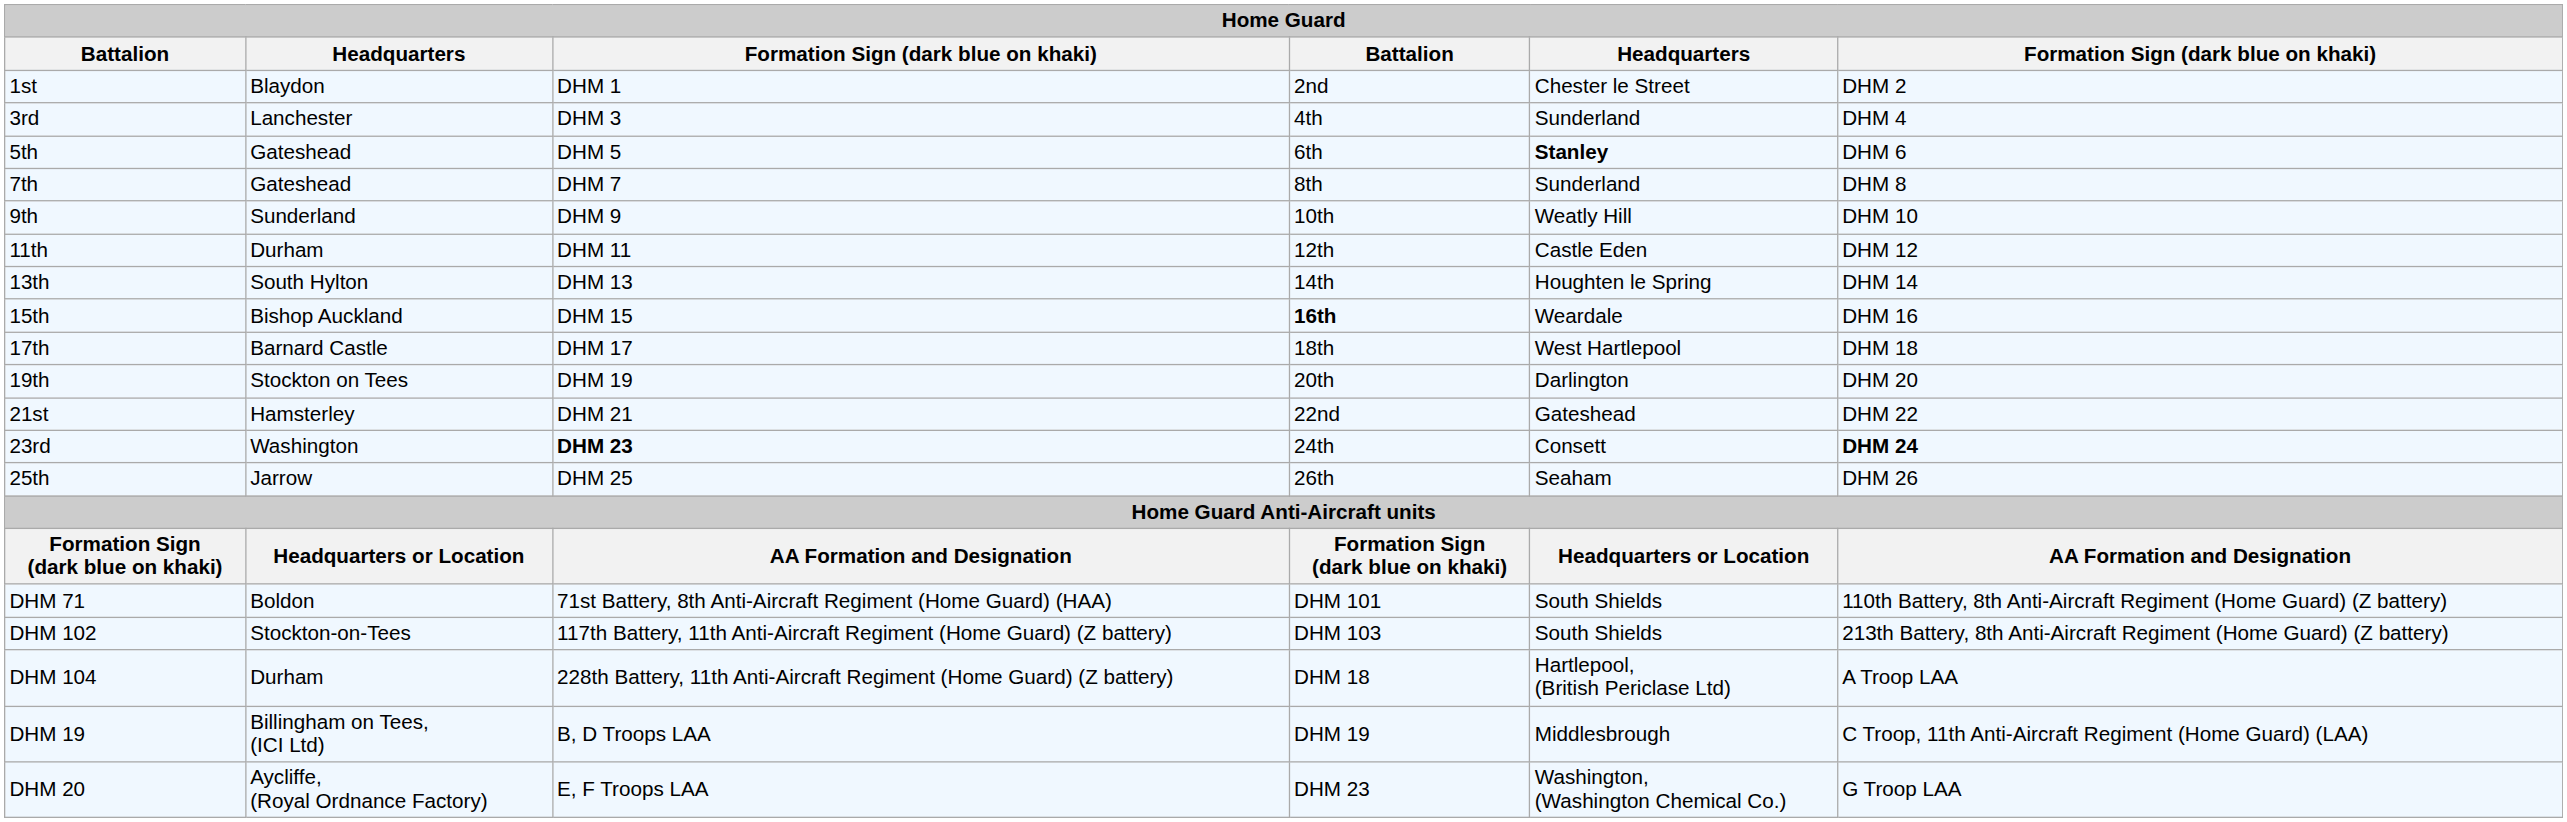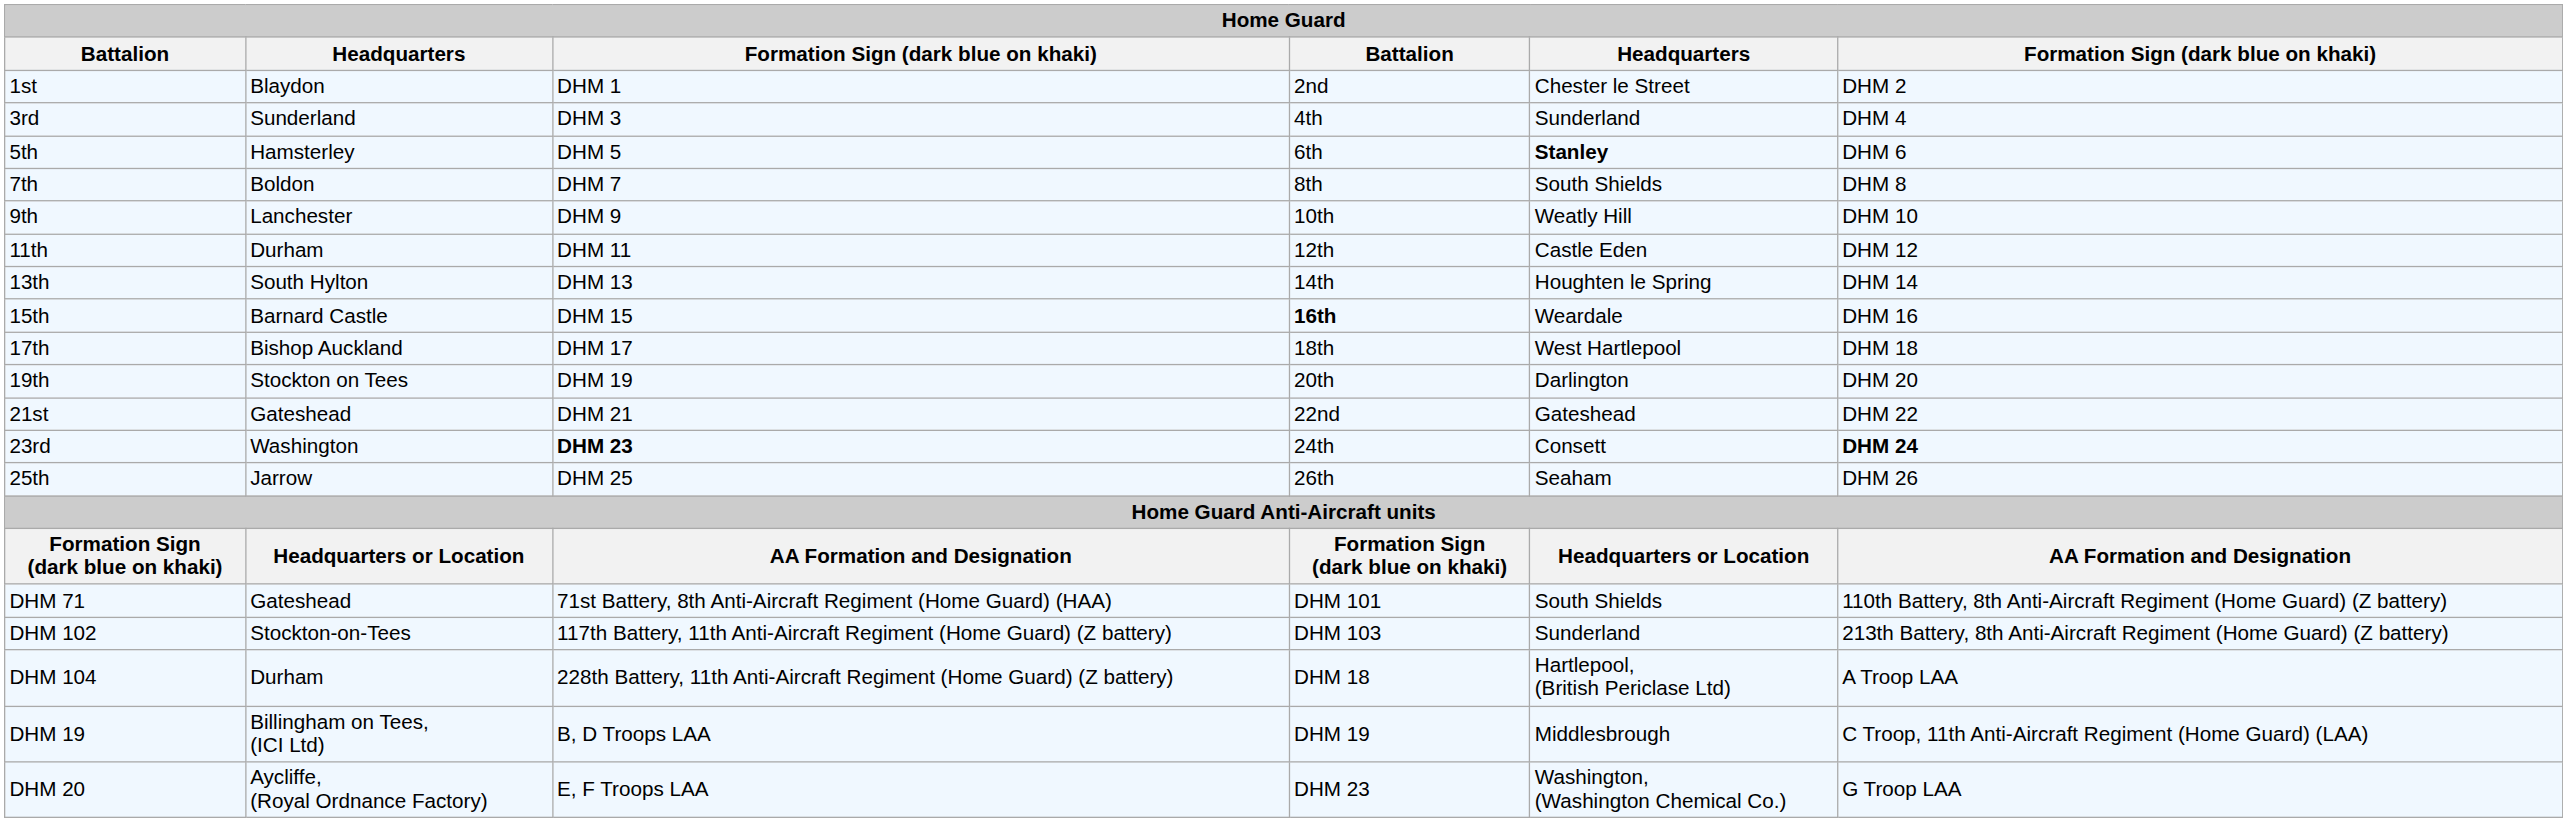(301, 119) Lanchester -> (303, 119) Sunderland
(301, 151) Gateshead -> (302, 151) Hamsterley
(301, 184) Gateshead -> (282, 184) Boldon
(1588, 184) Sunderland -> (1598, 184) South Shields
(303, 217) Sunderland -> (301, 217) Lanchester
(326, 315) Bishop Auckland -> (319, 315) Barnard Castle
(319, 348) Barnard Castle -> (326, 348) Bishop Auckland
(302, 413) Hamsterley -> (301, 413) Gateshead
(282, 600) Boldon -> (301, 600) Gateshead
(1598, 633) South Shields -> (1588, 633) Sunderland
